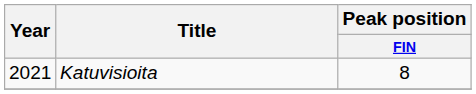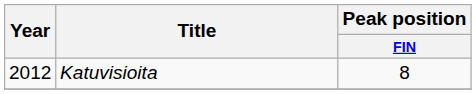(30, 73) 2021 -> (30, 73) 2012
